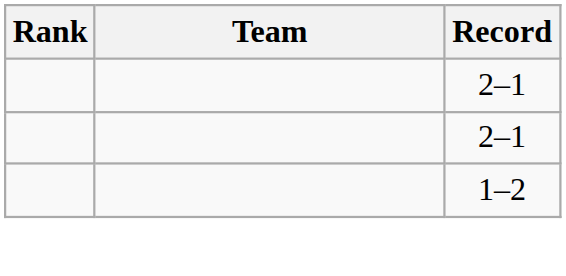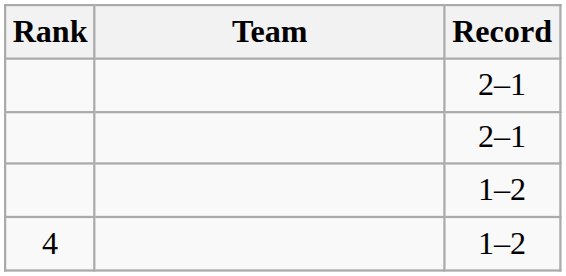+ row: (50, 243)
